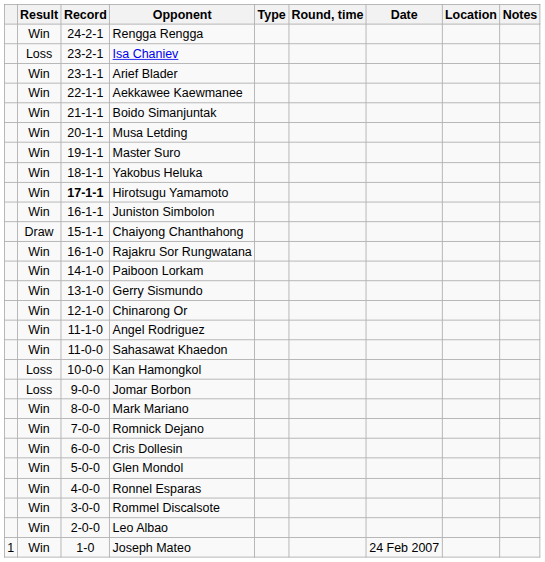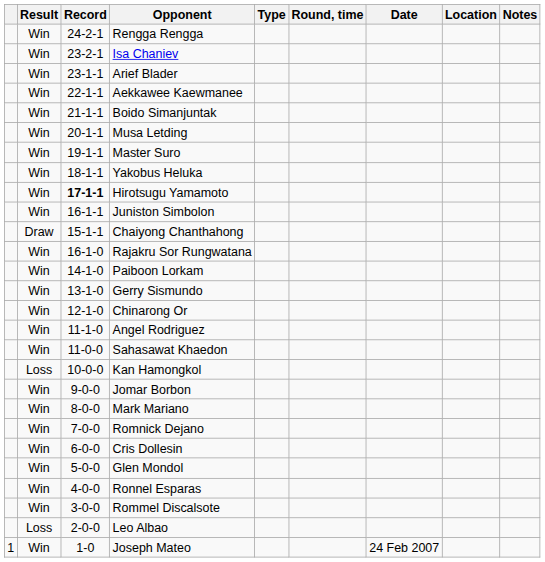(39, 54) Loss -> (39, 54) Win
(39, 389) Loss -> (39, 389) Win
(39, 527) Win -> (39, 527) Loss
